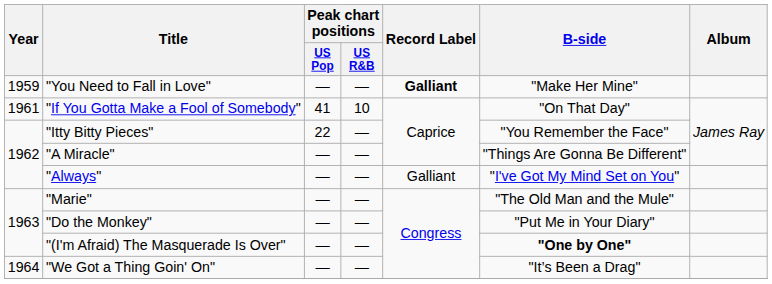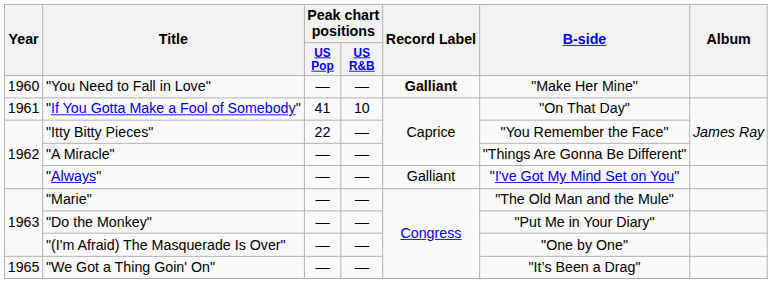(24, 86) 1959 -> (24, 86) 1960
(585, 244) bold -> (585, 244) normal
(24, 267) 1964 -> (24, 267) 1965
